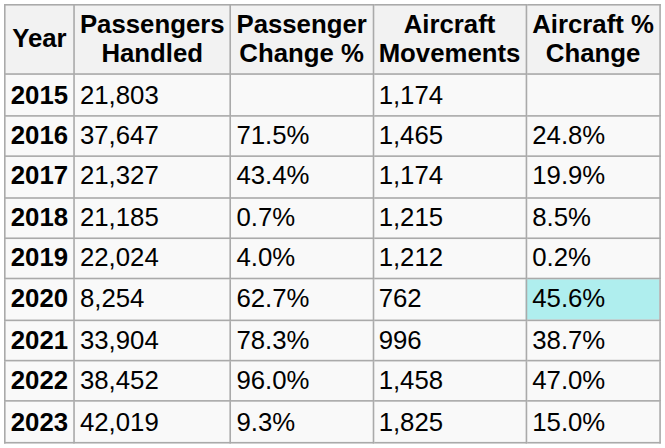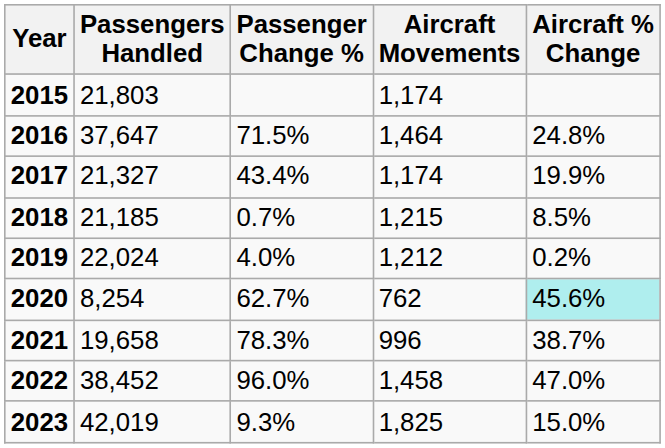(411, 135) 1,465 -> (411, 135) 1,464
(119, 339) 33,904 -> (119, 339) 19,658
